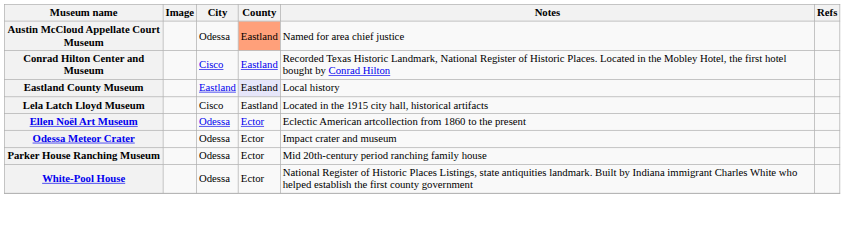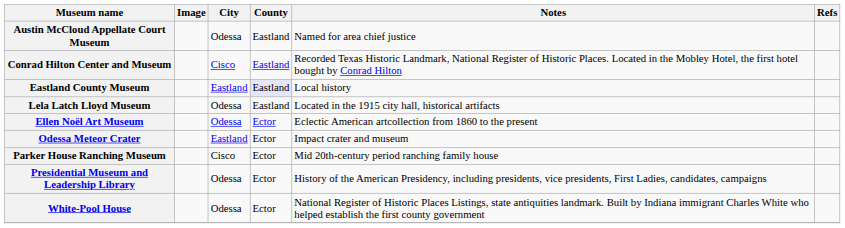(259, 36) lightsalmon background -> (271, 36) no background
(211, 105) Cisco -> (226, 105) Odessa
(214, 139) Odessa -> (229, 139) Eastland
(214, 156) Odessa -> (223, 156) Cisco
+ row: (89, 179)
